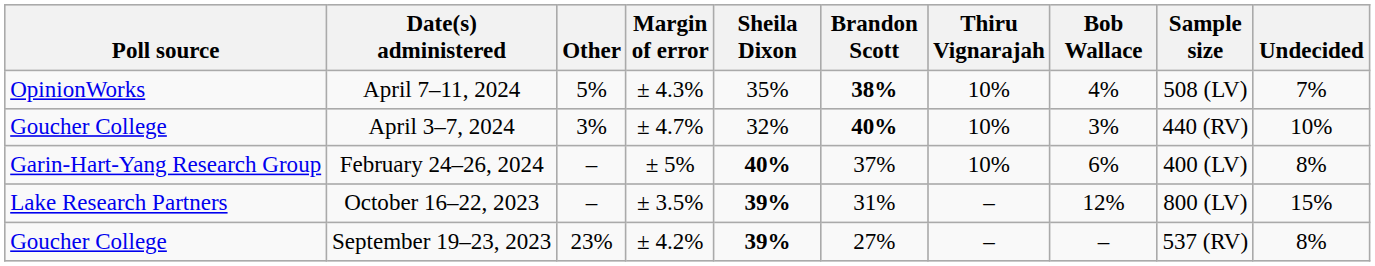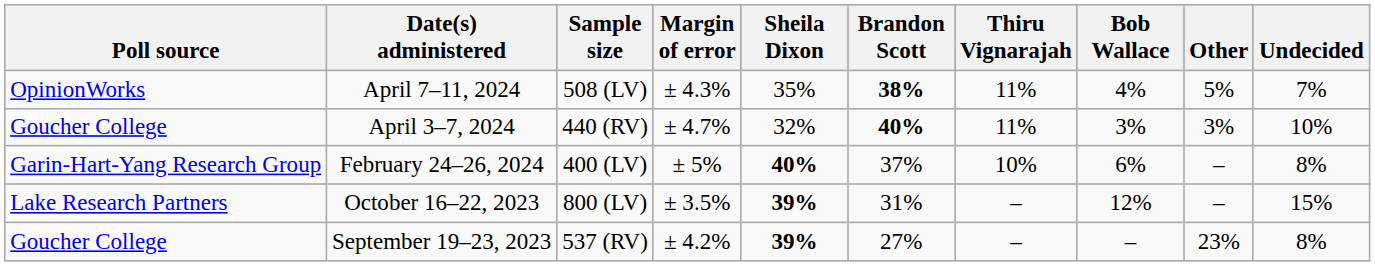columns swapped: (1205, 37) <-> (592, 51)
(989, 89) 10% -> (1016, 89) 11%
(989, 127) 10% -> (1016, 127) 11%
